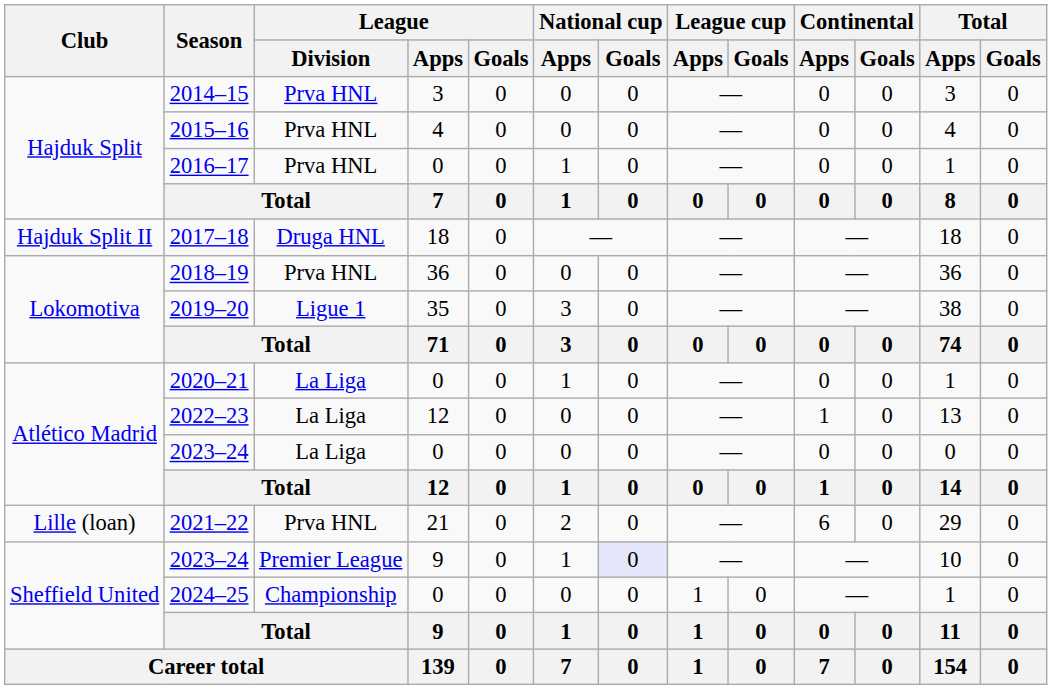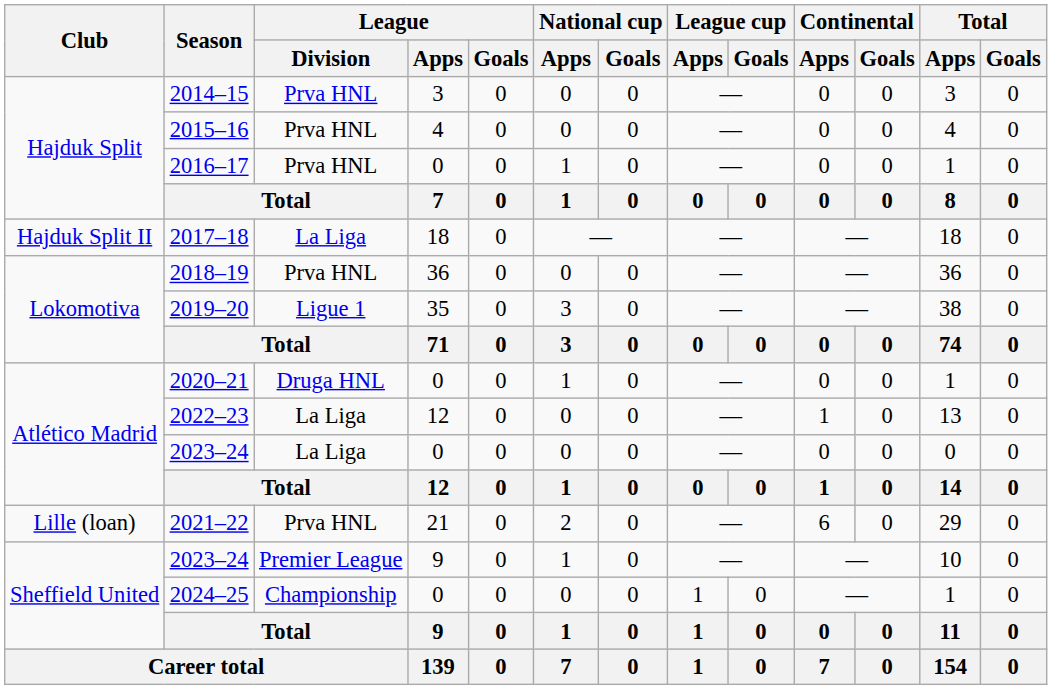(331, 237) Druga HNL -> (331, 237) La Liga
(331, 380) La Liga -> (331, 380) Druga HNL
(633, 559) lavender background -> (633, 559) no background
